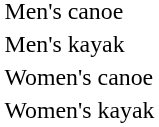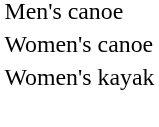- row: (65, 44)
